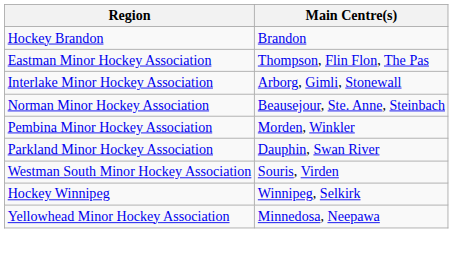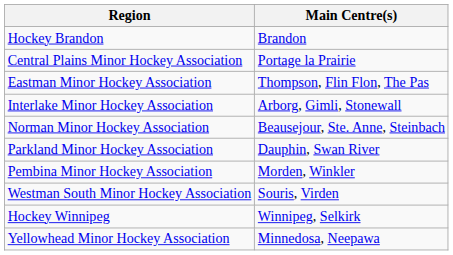+ row: (125, 60)
rows swapped: (110, 149) <-> (110, 127)
